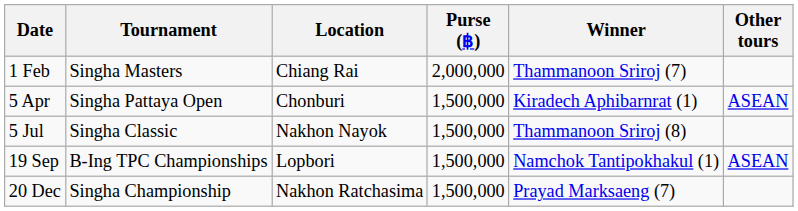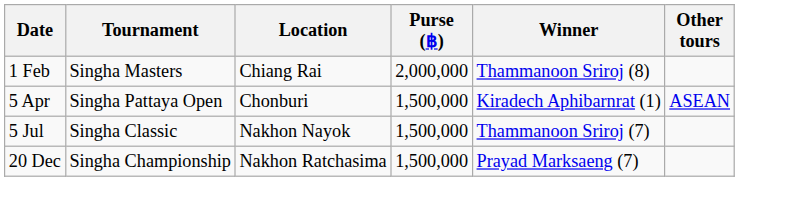(600, 71) Thammanoon Sriroj (7) -> (563, 71) Thammanoon Sriroj (8)
(600, 131) Thammanoon Sriroj (8) -> (563, 131) Thammanoon Sriroj (7)
- row: (34, 161)
